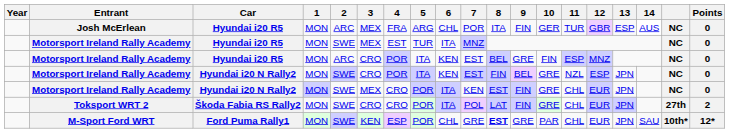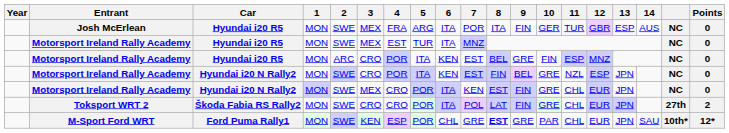(344, 27) ARC -> (344, 27) SWE
(448, 27) CHL -> (448, 27) ITA
